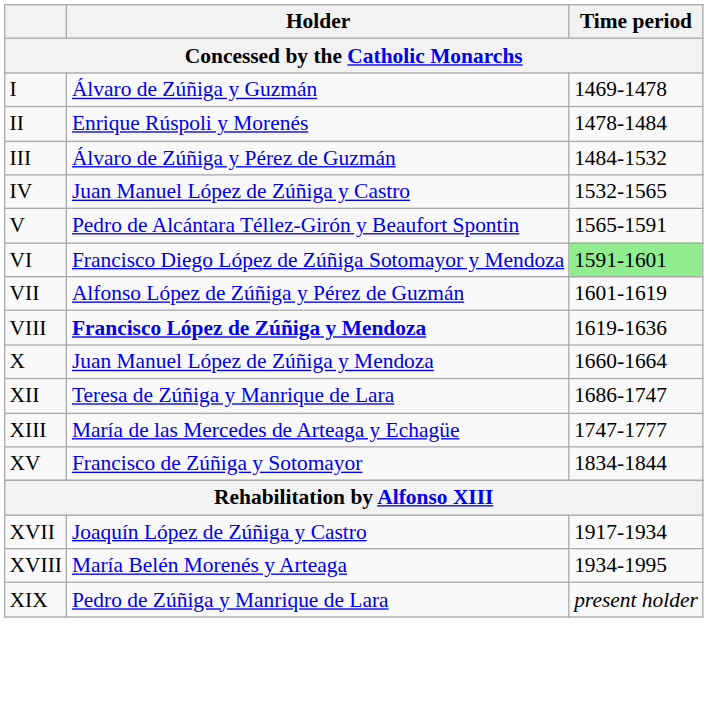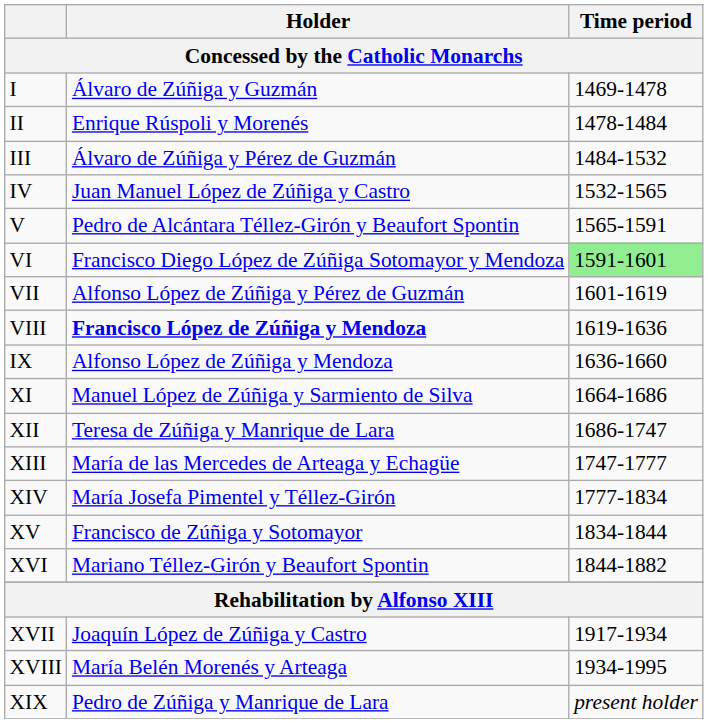+ row: (21, 361)
- row: (17, 361)
+ row: (21, 395)
+ row: (29, 497)
+ row: (29, 565)
